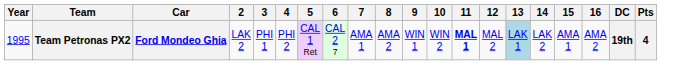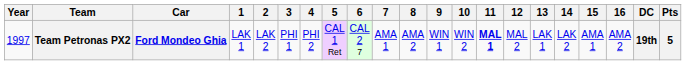+ column: (241, 12)
(18, 40) 1995 -> (18, 40) 1997
(518, 40) lightblue background -> (542, 40) no background
(646, 40) 4 -> (670, 40) 5
